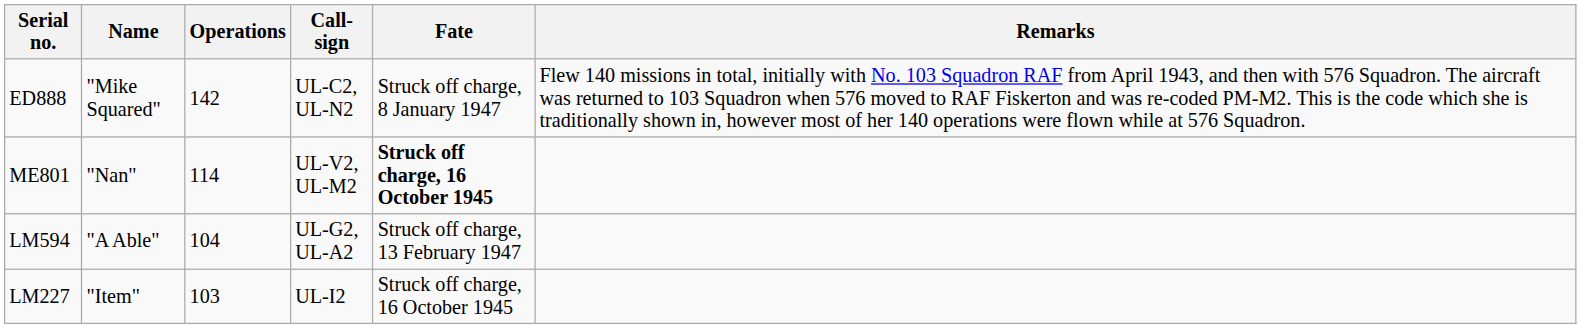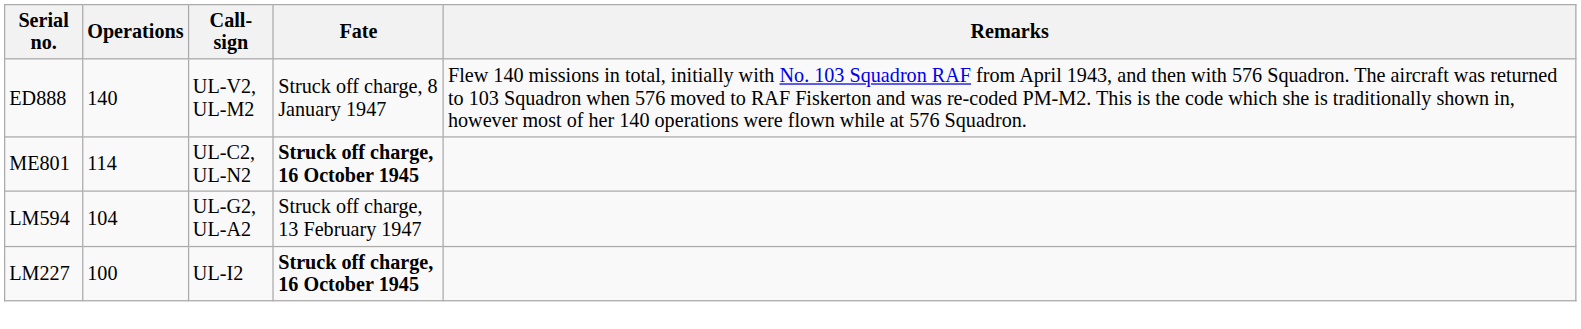- column: (133, 31)
(205, 97) 142 -> (102, 97) 140
(326, 97) UL-C2, UL-N2 -> (224, 97) UL-V2, UL-M2
(327, 175) UL-V2, UL-M2 -> (224, 163) UL-C2, UL-N2
(205, 295) 103 -> (102, 273) 100
(450, 295) normal -> (356, 273) bold
